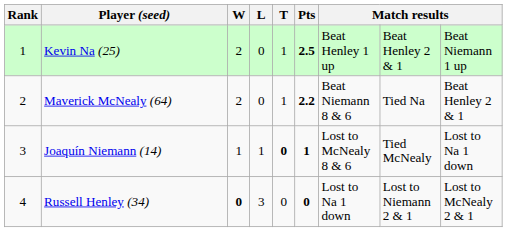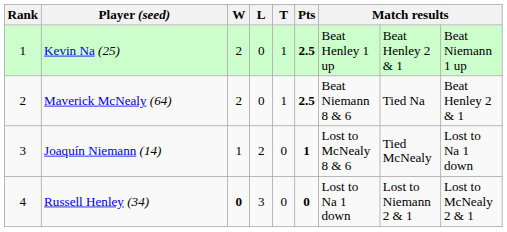(307, 100) 2.2 -> (307, 100) 2.5
(261, 151) 1 -> (261, 151) 2
(284, 151) bold -> (284, 151) normal
